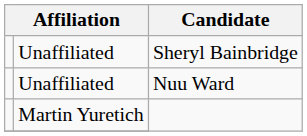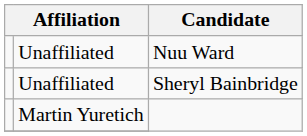rows swapped: (66, 51) <-> (66, 83)
